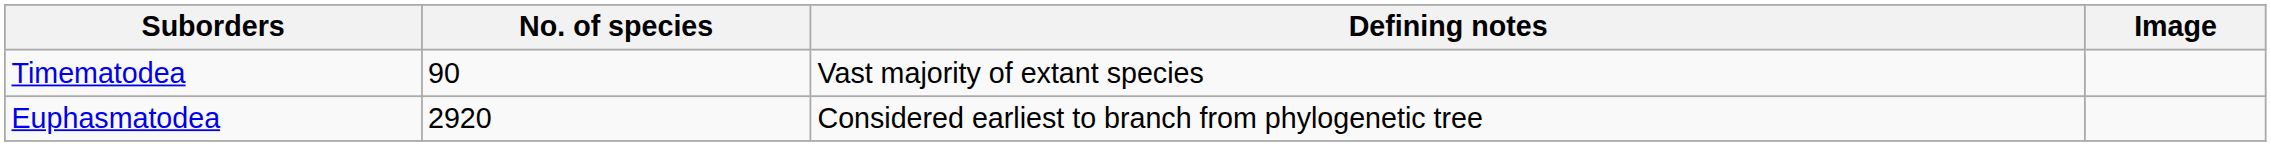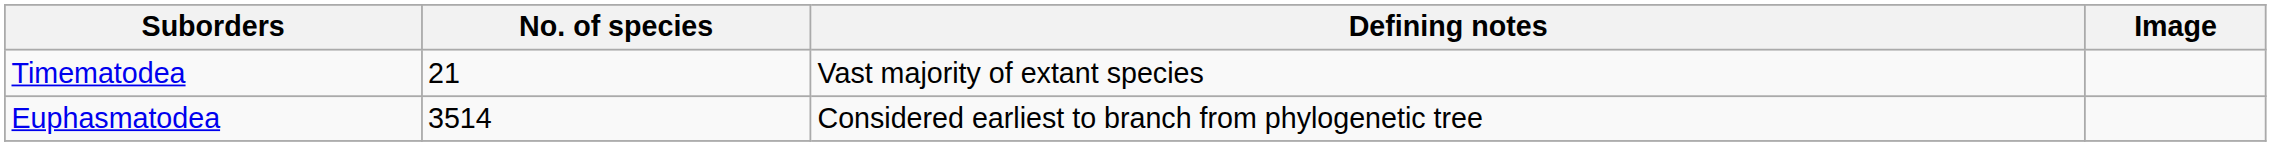(444, 72) 90 -> (444, 72) 21
(460, 118) 2920 -> (460, 118) 3514
